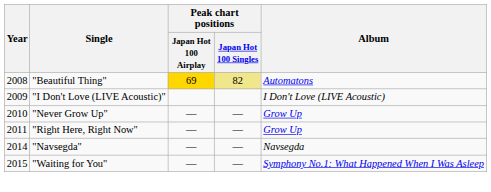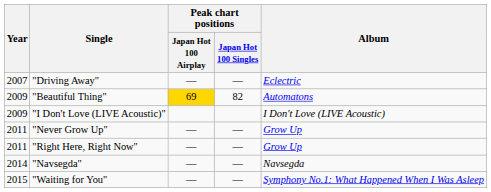+ row: (66, 80)
(17, 80) 2008 -> (17, 97) 2009
(238, 80) khaki background -> (238, 97) no background
(17, 113) 2010 -> (17, 130) 2011
